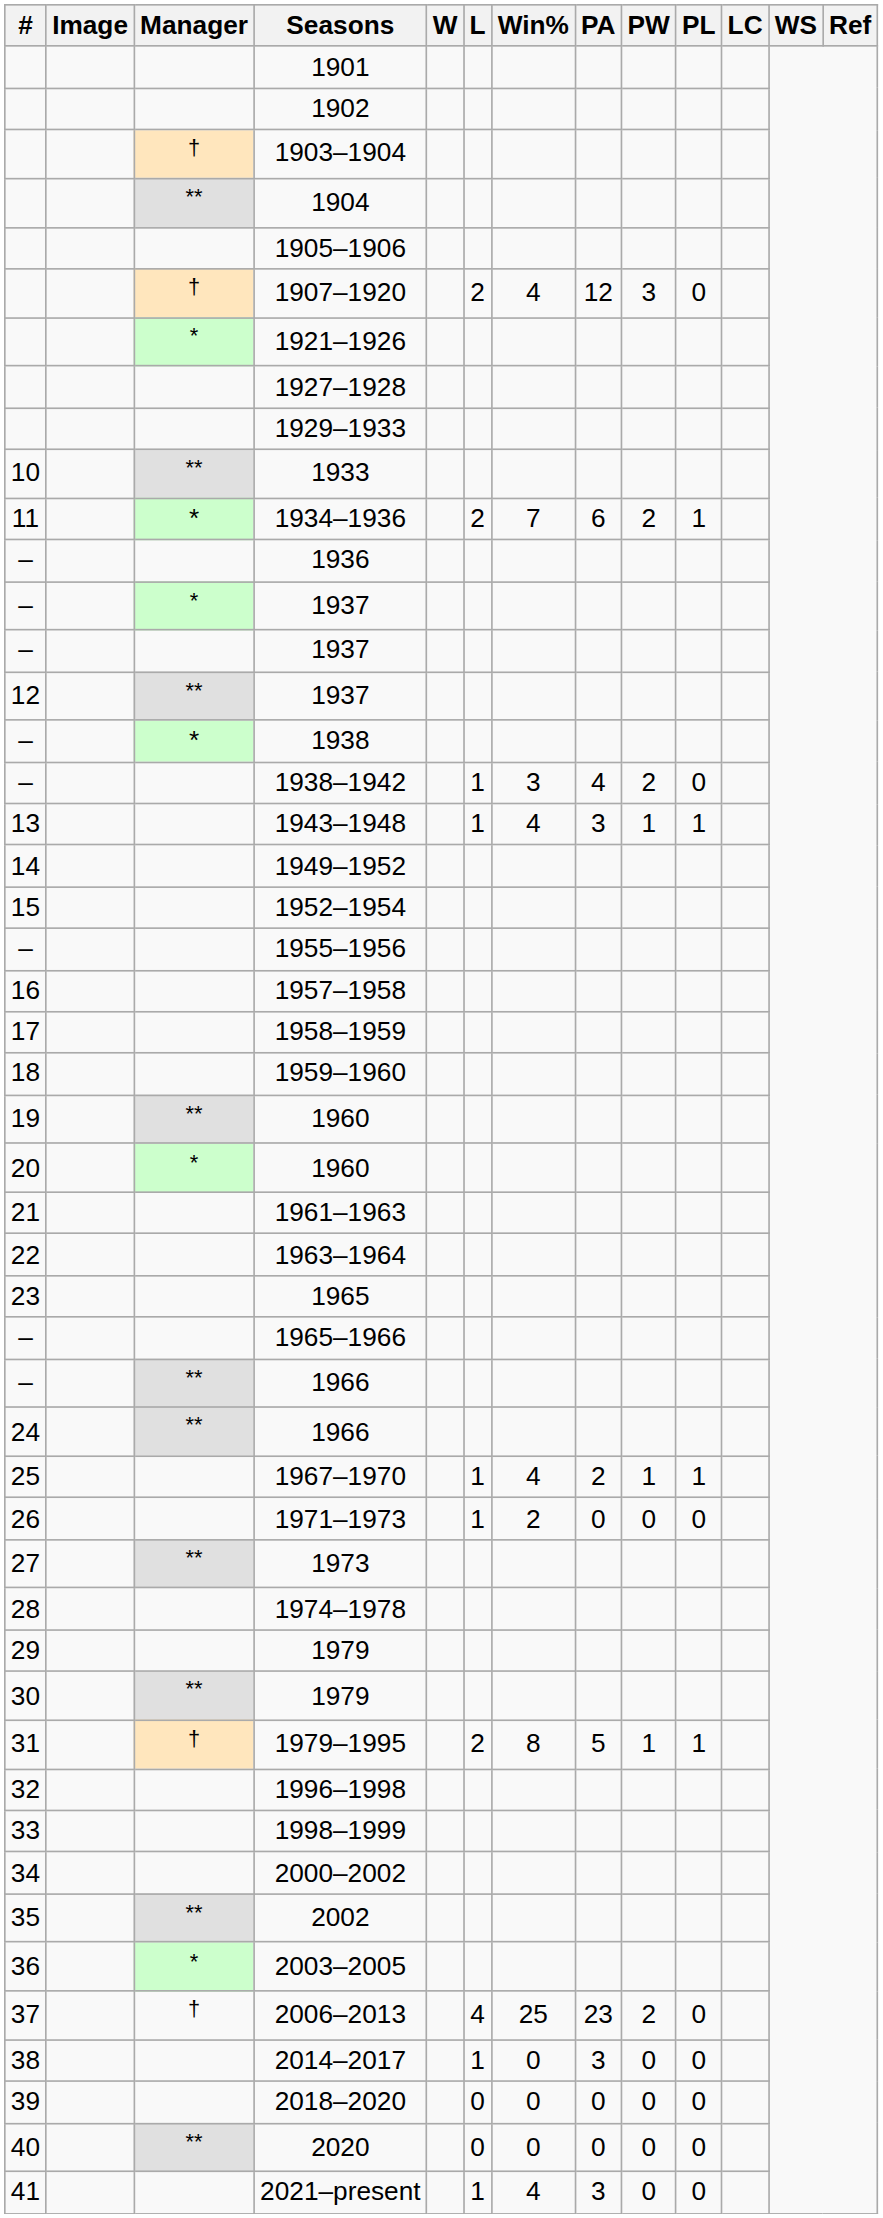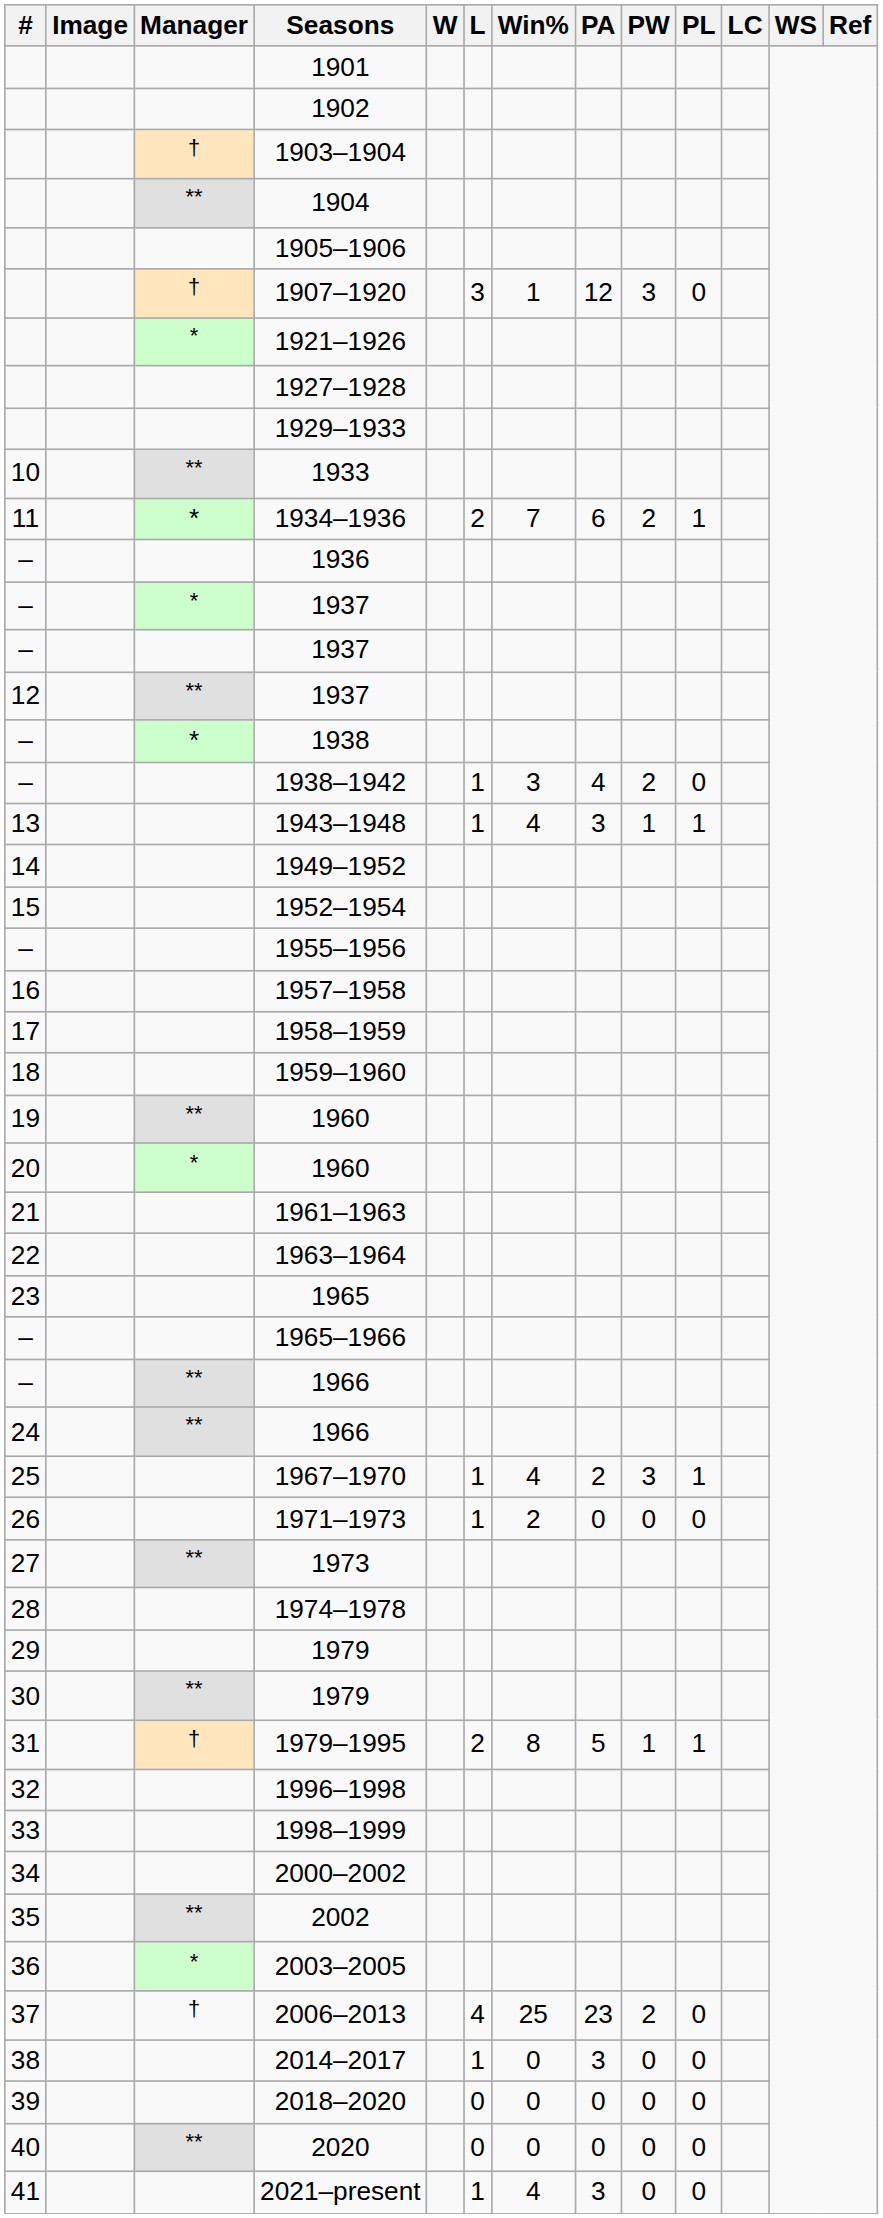(478, 292) 2 -> (478, 292) 3
(533, 292) 4 -> (533, 292) 1
(649, 1476) 1 -> (649, 1476) 3
